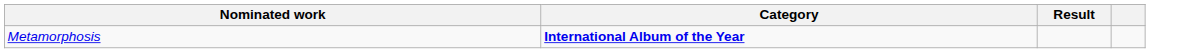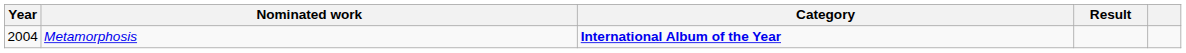+ column: (23, 15)
